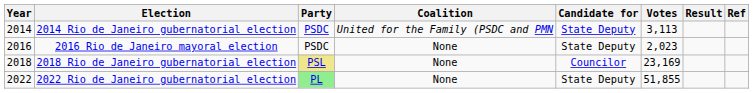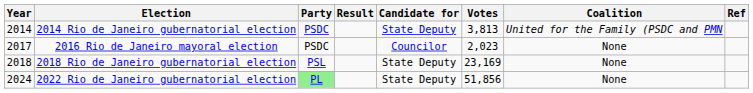columns swapped: (445, 13) <-> (704, 13)
(662, 30) 3,113 -> (483, 30) 3,813
(19, 46) 2016 -> (19, 46) 2017
(598, 46) State Deputy -> (419, 46) Councilor
(317, 63) khaki background -> (317, 63) no background
(598, 63) Councilor -> (419, 63) State Deputy
(19, 80) 2022 -> (19, 80) 2024
(662, 80) 51,855 -> (483, 80) 51,856
